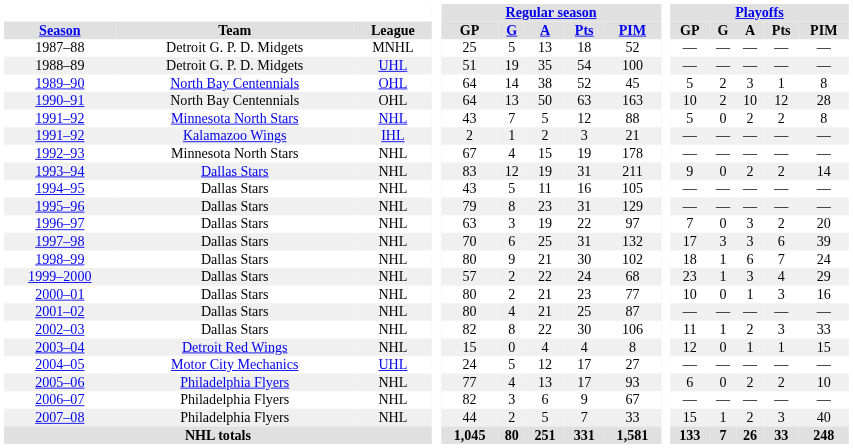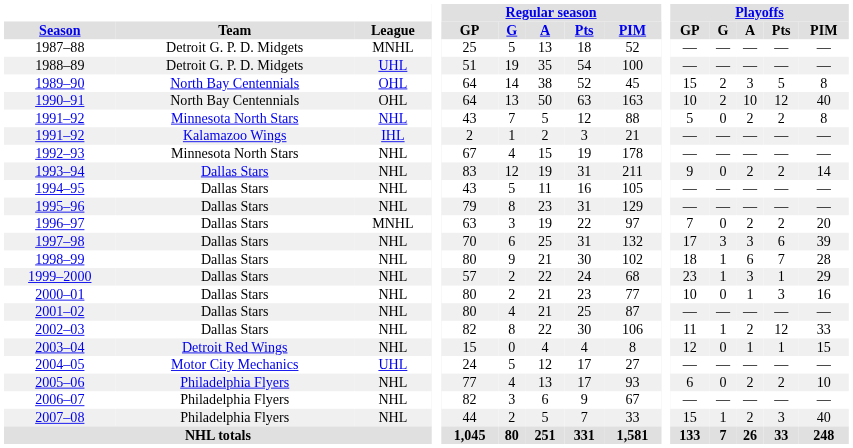(690, 83) 5 -> (690, 83) 15
(781, 83) 1 -> (781, 83) 5
(824, 100) 28 -> (824, 100) 40
(393, 224) NHL -> (393, 224) MNHL
(750, 224) 3 -> (750, 224) 2
(824, 259) 24 -> (824, 259) 28
(781, 276) 4 -> (781, 276) 1
(781, 329) 3 -> (781, 329) 12
